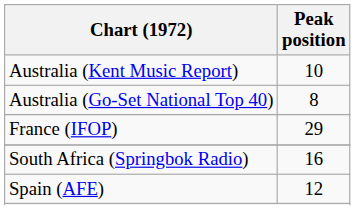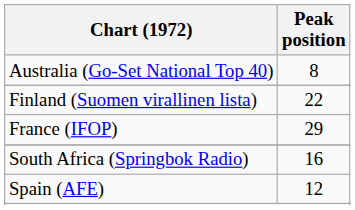- row: (124, 70)
+ row: (133, 99)
